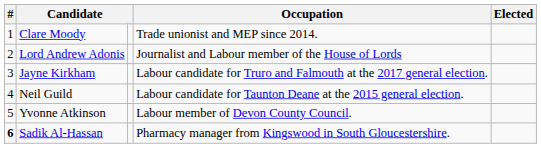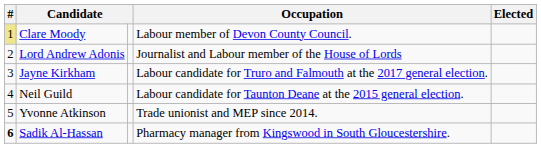(10, 34) no background -> (10, 34) khaki background
(227, 34) Trade unionist and MEP since 2014. -> (244, 34) Labour member of Devon County Council.
(244, 113) Labour member of Devon County Council. -> (227, 113) Trade unionist and MEP since 2014.
